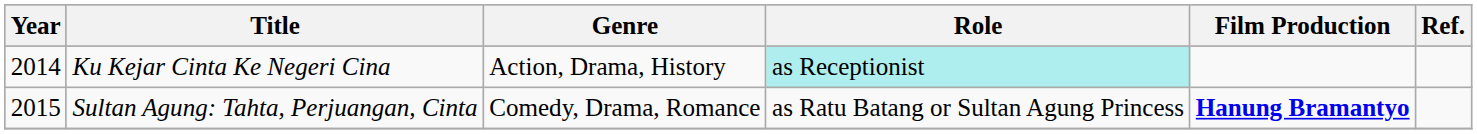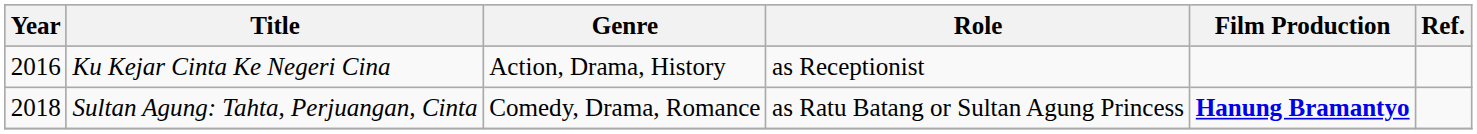(36, 66) 2014 -> (36, 66) 2016
(848, 66) paleturquoise background -> (848, 66) no background
(36, 108) 2015 -> (36, 108) 2018
